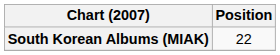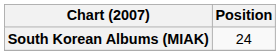(244, 38) 22 -> (244, 38) 24
